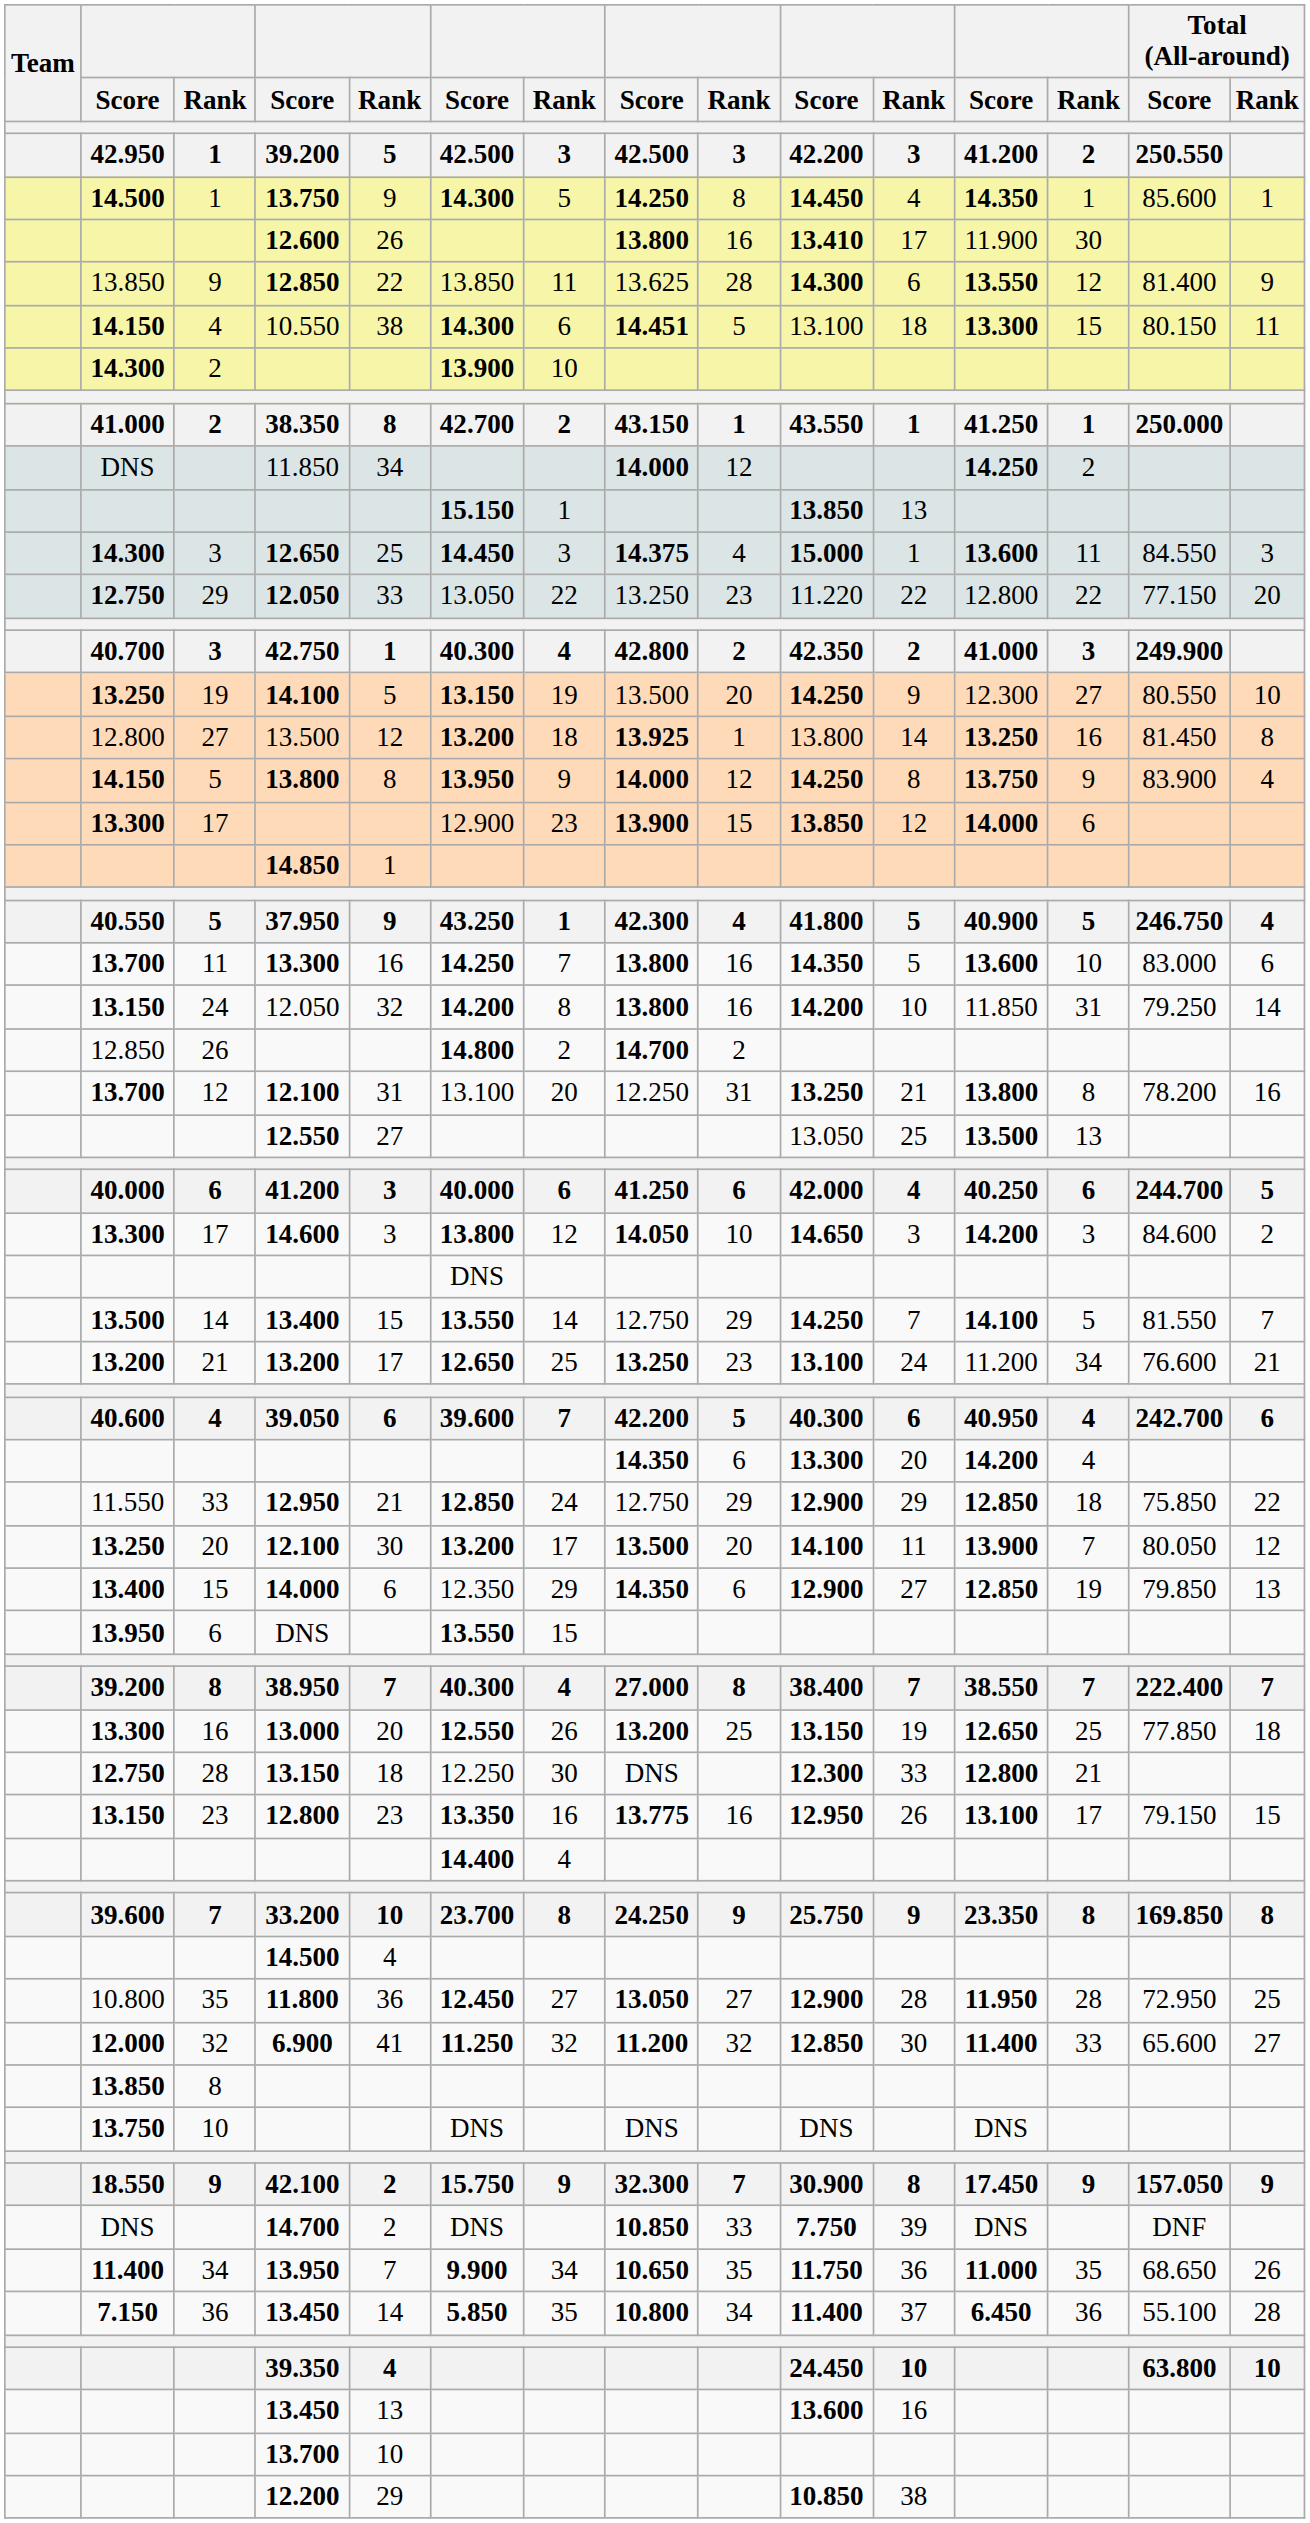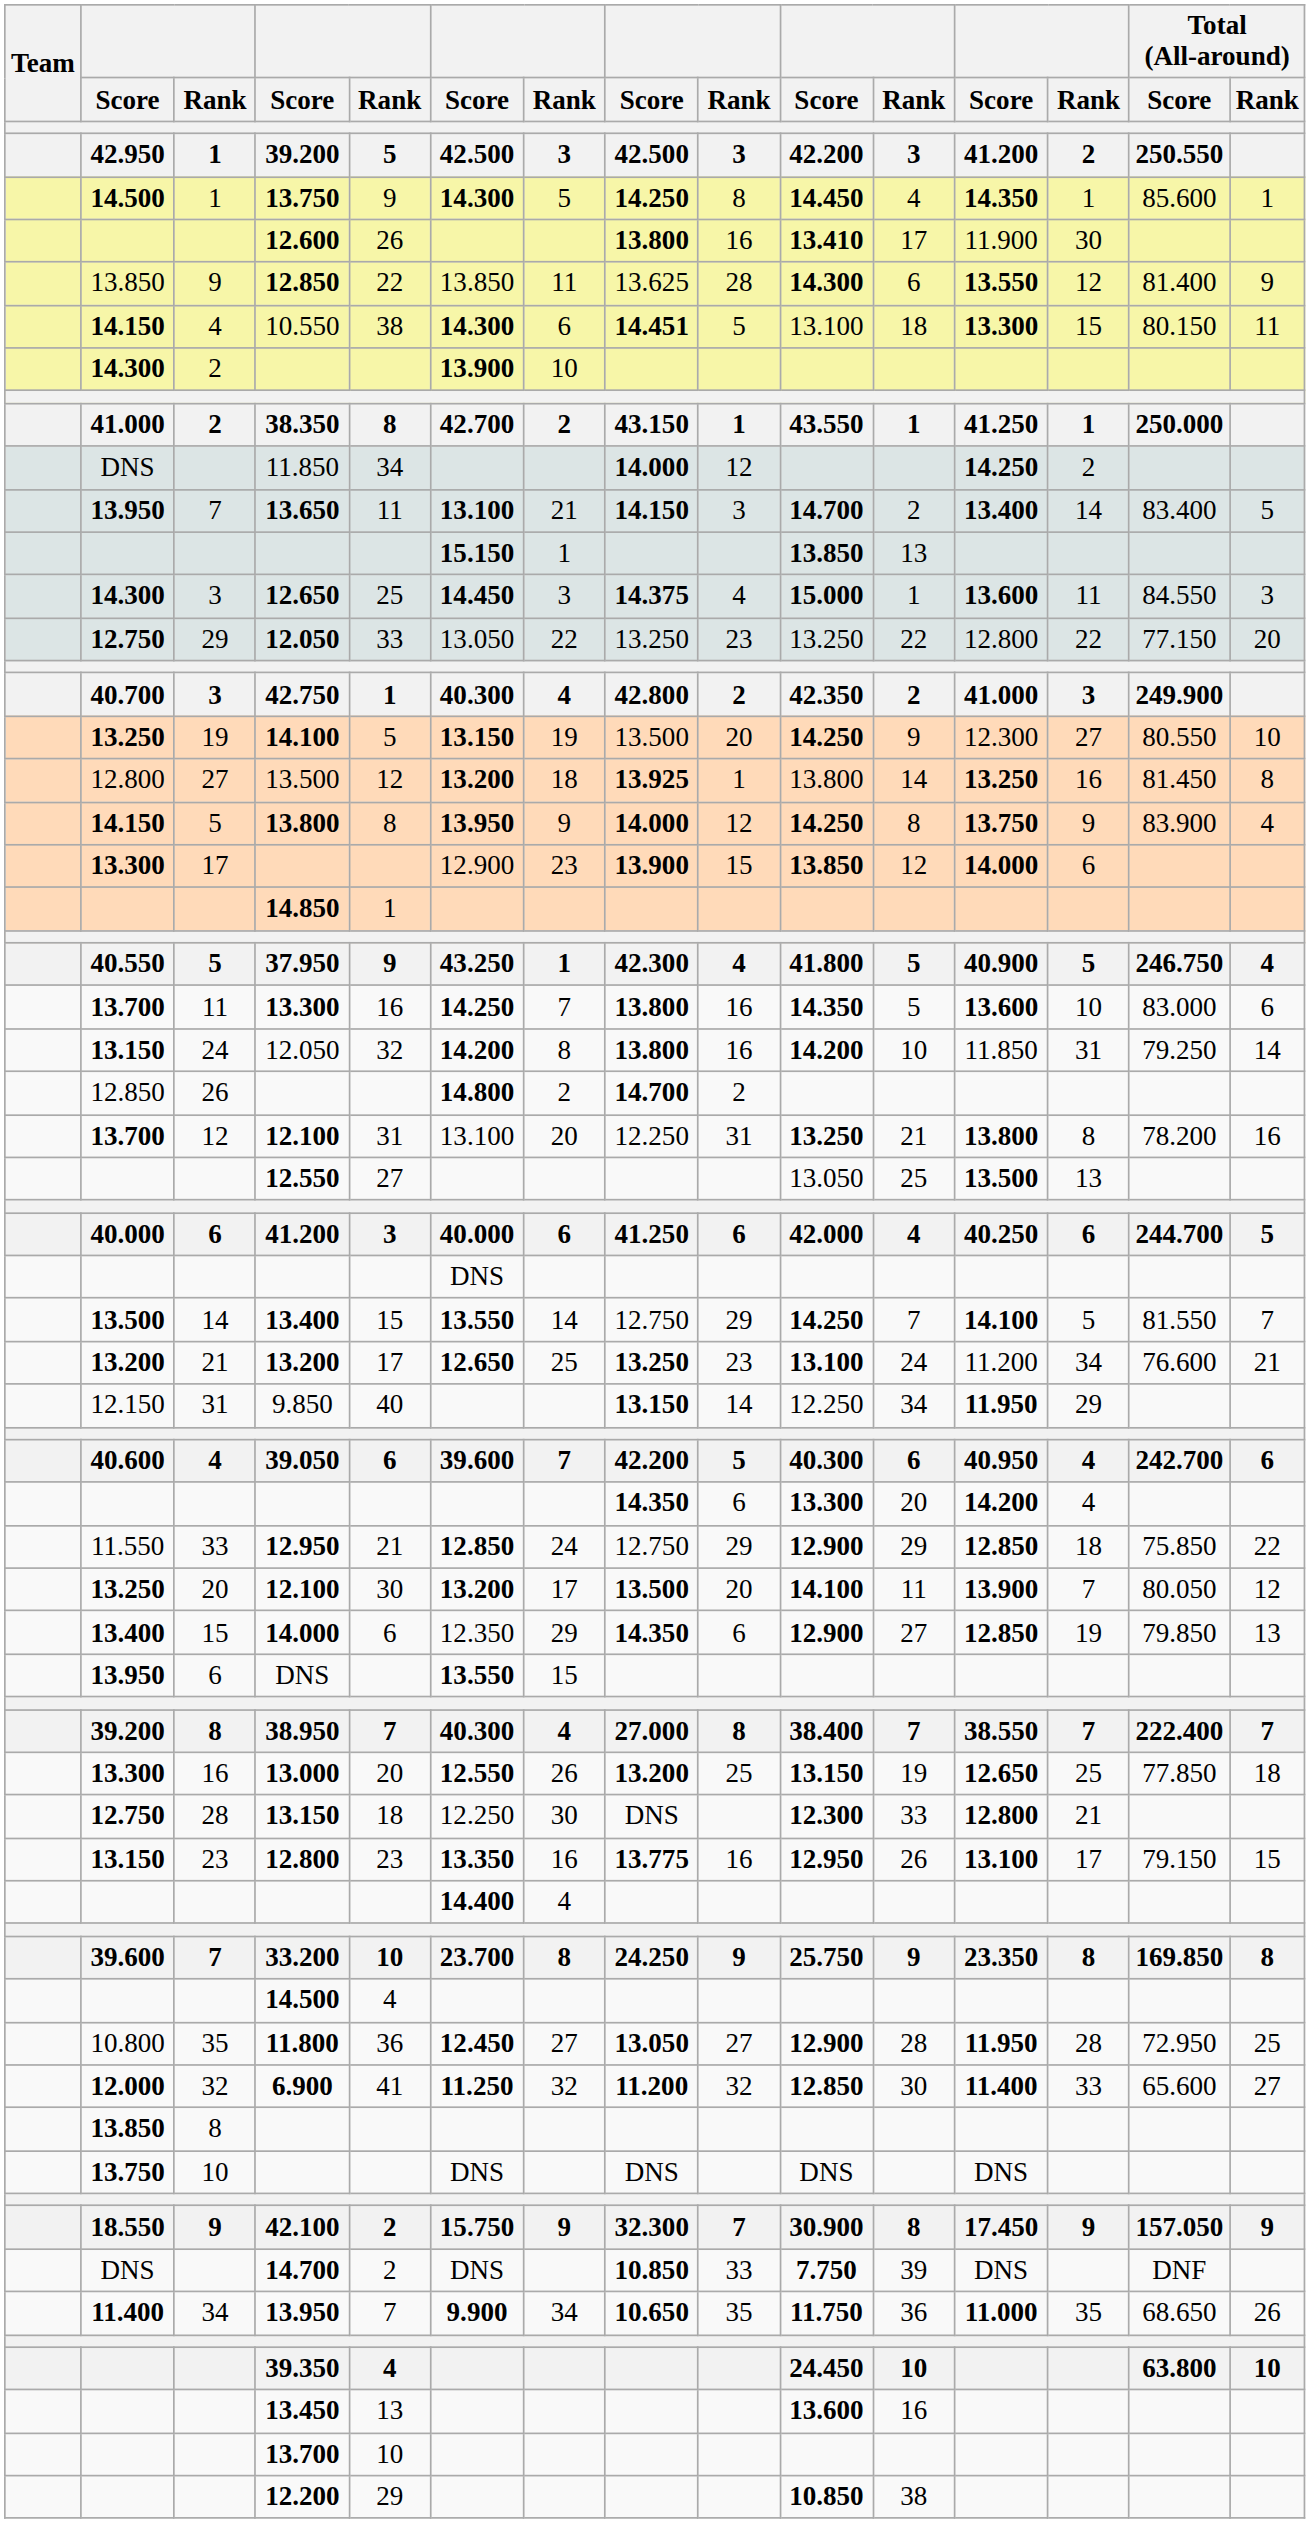+ row: (215, 510)
(826, 595) 11.220 -> (826, 638) 13.250
- row: (215, 1233)
+ row: (215, 1405)
- row: (215, 2312)
